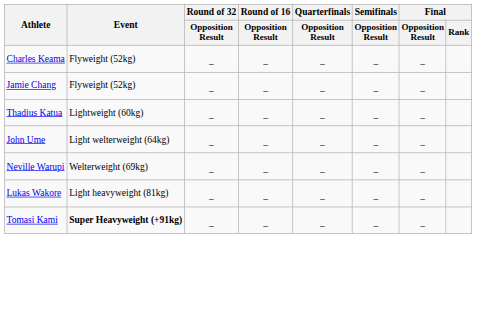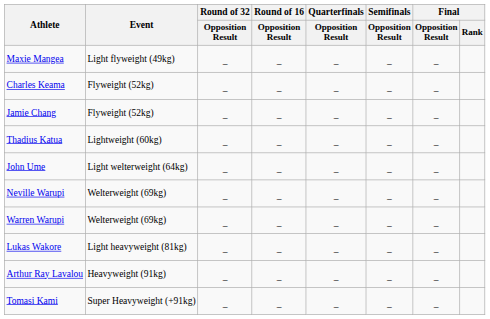+ row: (35, 59)
+ row: (35, 220)
+ row: (45, 274)
(126, 220) bold -> (142, 301) normal
